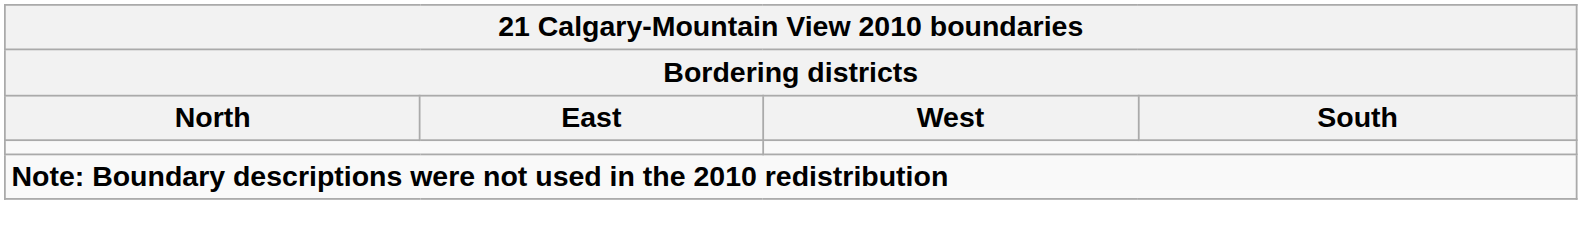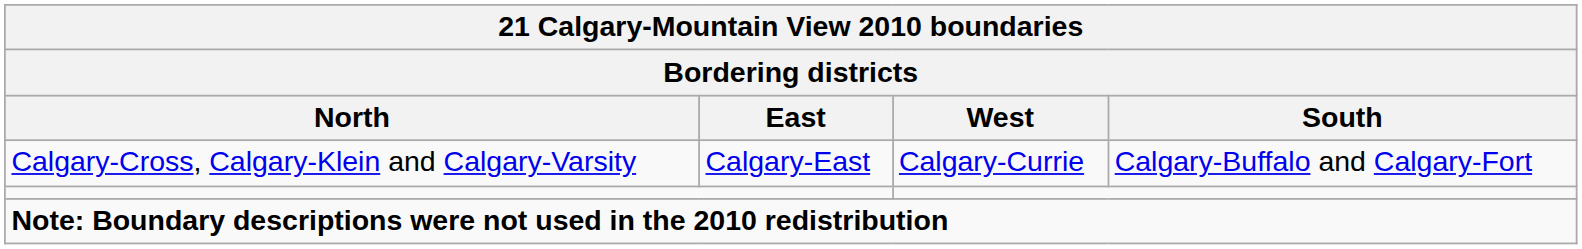+ row: (324, 162)
